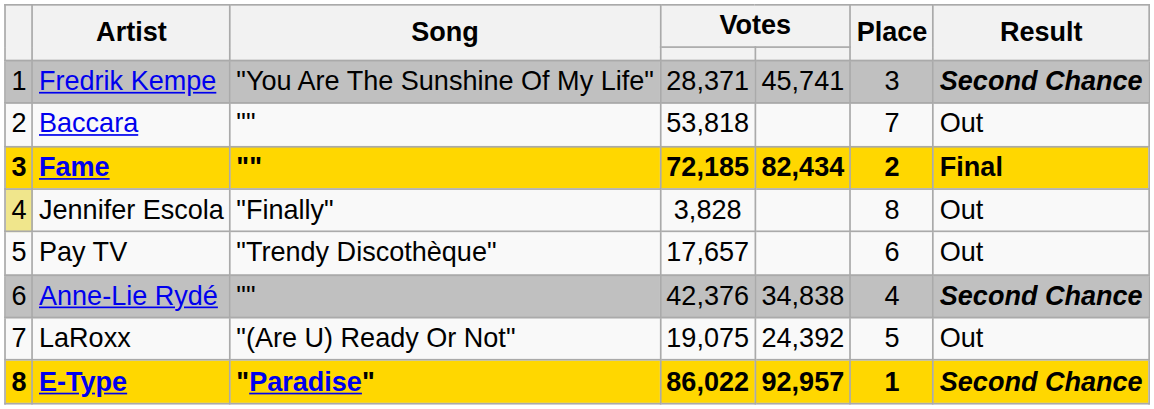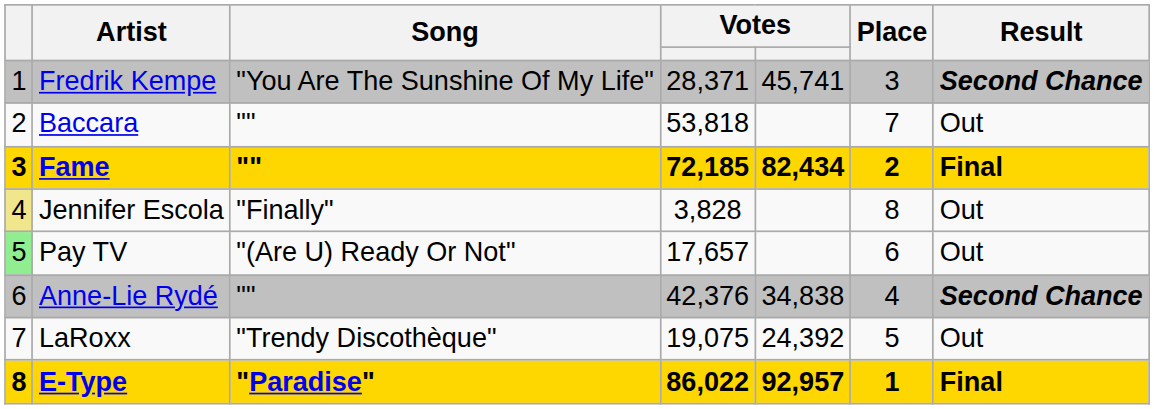(19, 252) no background -> (19, 252) lightgreen background
(366, 252) "Trendy Discothèque" -> (376, 252) "(Are U) Ready Or Not"
(376, 338) "(Are U) Ready Or Not" -> (366, 338) "Trendy Discothèque"
(1041, 381) Second Chance -> (971, 381) Final
